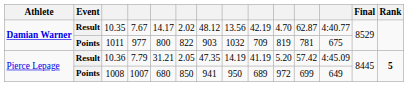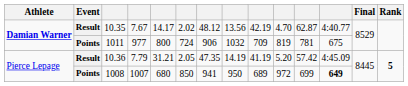(186, 43) 822 -> (186, 43) 724
(210, 43) 903 -> (210, 43) 906
(336, 74) normal -> (336, 74) bold
